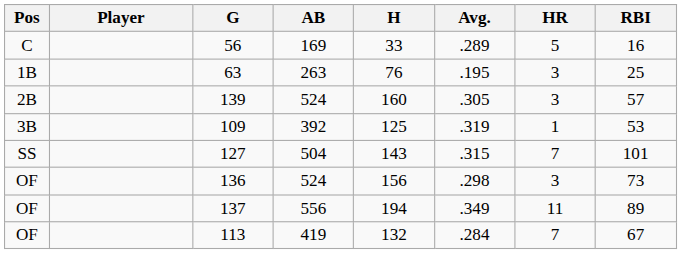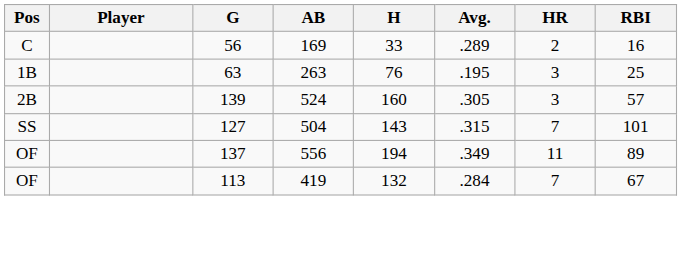(555, 45) 5 -> (555, 45) 2
- row: (233, 126)
- row: (233, 180)
